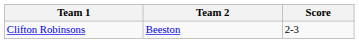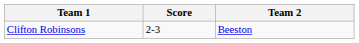columns swapped: (213, 13) <-> (318, 13)
